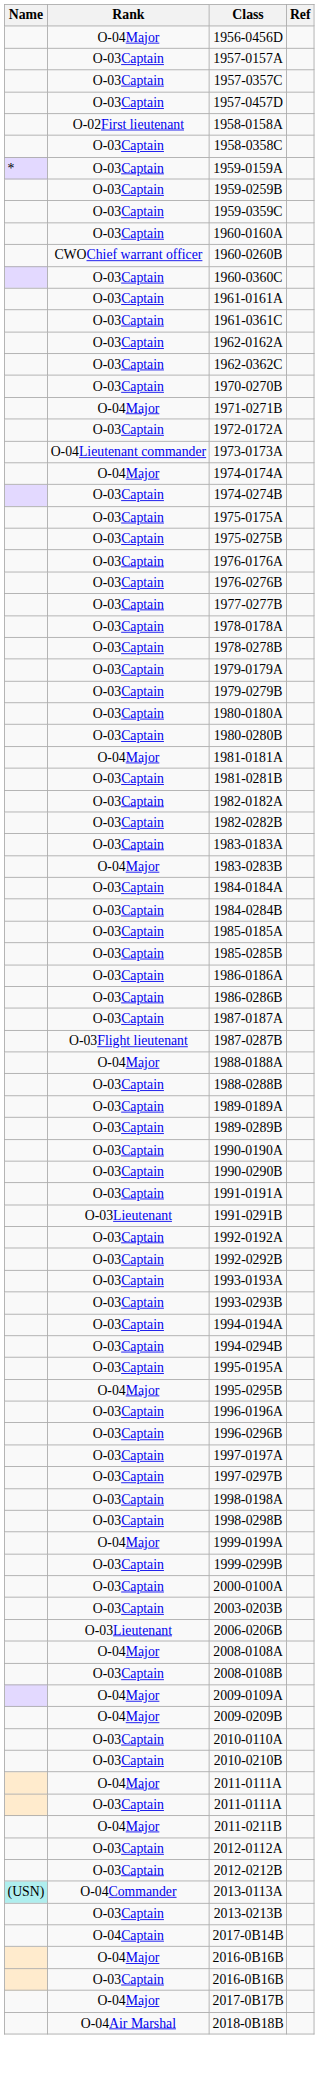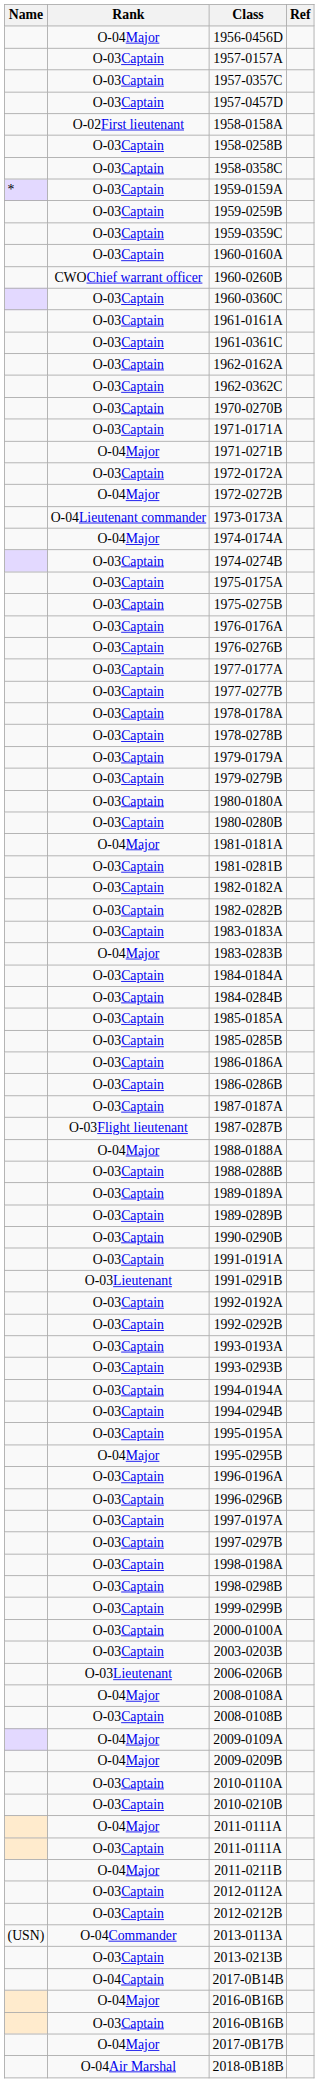+ row: (128, 146)
+ row: (128, 430)
+ row: (128, 495)
+ row: (128, 670)
- row: (128, 1150)
- row: (128, 1542)
(26, 1892) paleturquoise background -> (26, 1935) no background
